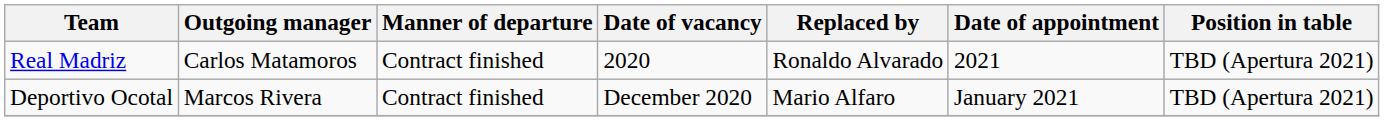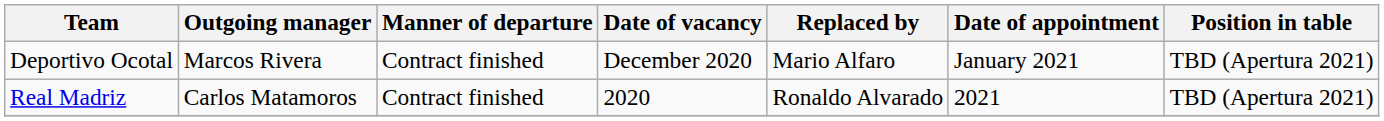rows swapped: (68, 60) <-> (92, 97)
